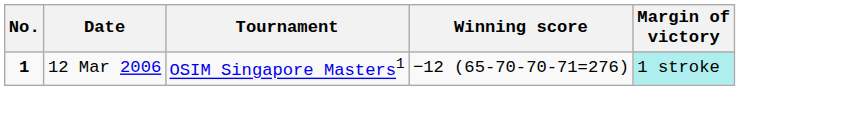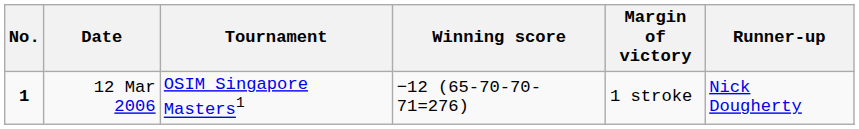+ column: (779, 38)
(679, 69) paleturquoise background -> (651, 98) no background
